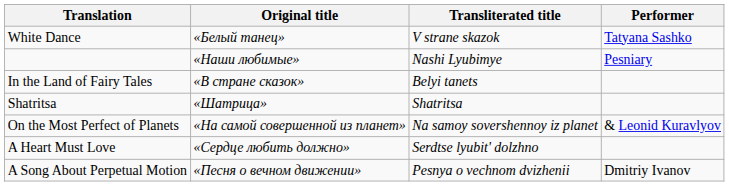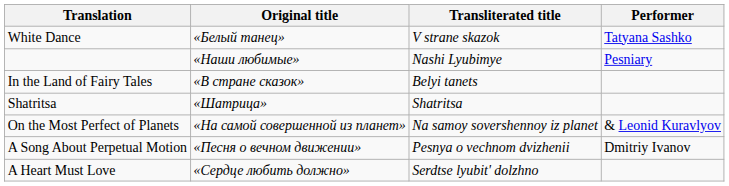rows swapped: (62, 147) <-> (97, 170)
